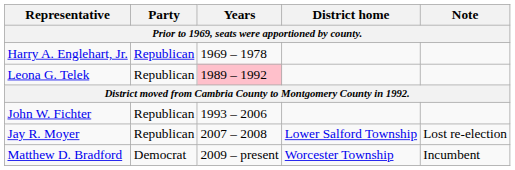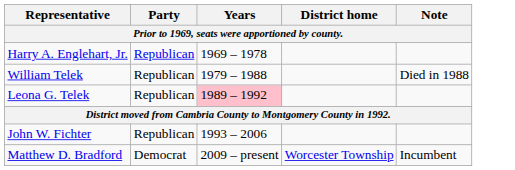+ row: (45, 74)
- row: (43, 134)
